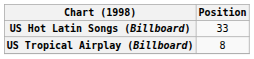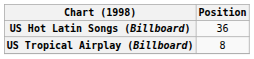(222, 29) 33 -> (222, 29) 36
